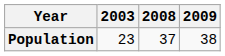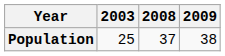(126, 40) 23 -> (126, 40) 25
